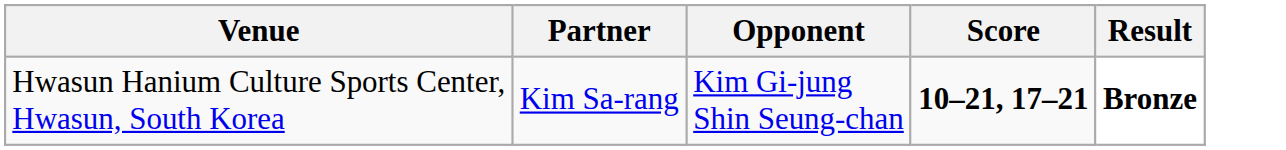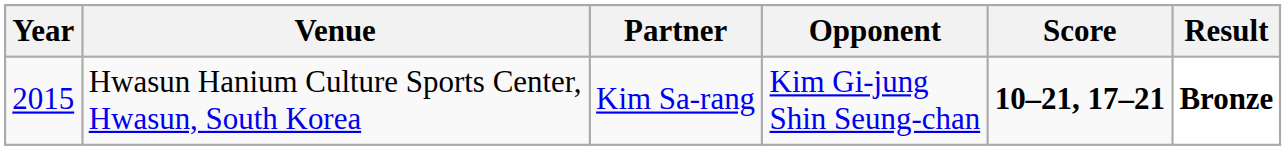+ column: (43, 30)
